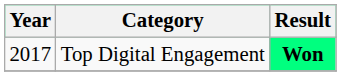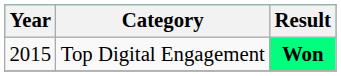(30, 53) 2017 -> (30, 53) 2015
